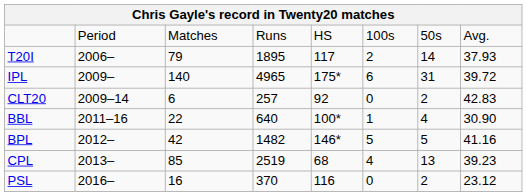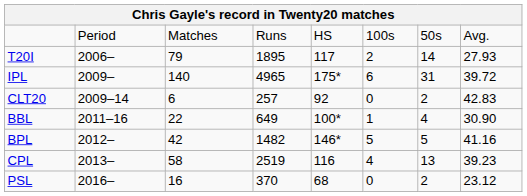(480, 56) 37.93 -> (480, 56) 27.93
(267, 119) 640 -> (267, 119) 649
(175, 160) 85 -> (175, 160) 58
(321, 160) 68 -> (324, 160) 116
(324, 181) 116 -> (321, 181) 68
